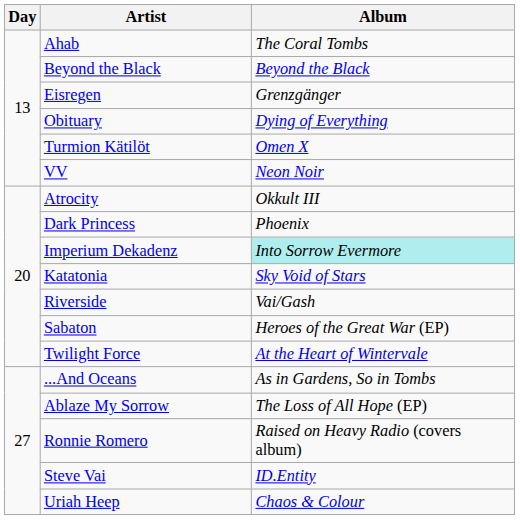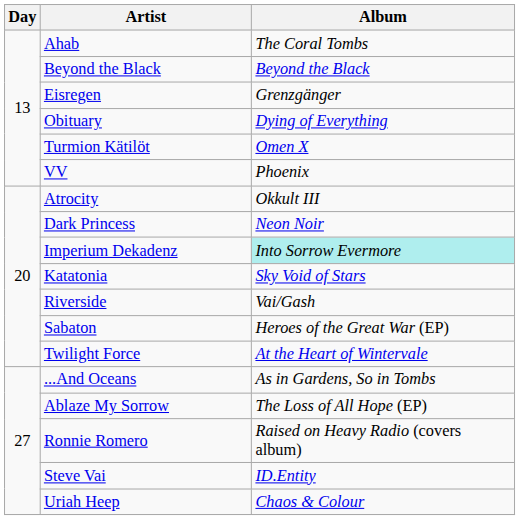(290, 172) Neon Noir -> (282, 172) Phoenix
(282, 224) Phoenix -> (290, 224) Neon Noir
